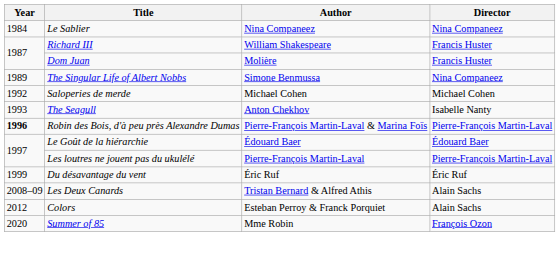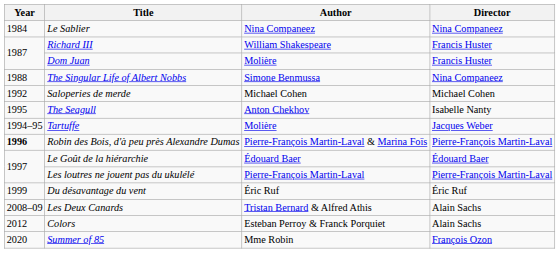(17, 77) 1989 -> (17, 77) 1988
(17, 110) 1993 -> (17, 110) 1995
+ row: (63, 126)
